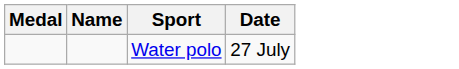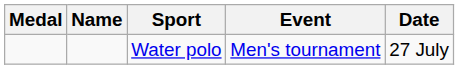+ column: (305, 20)
